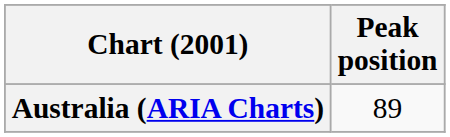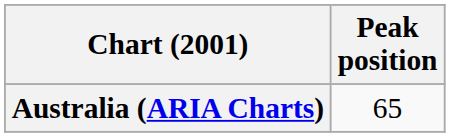(388, 107) 89 -> (388, 107) 65
